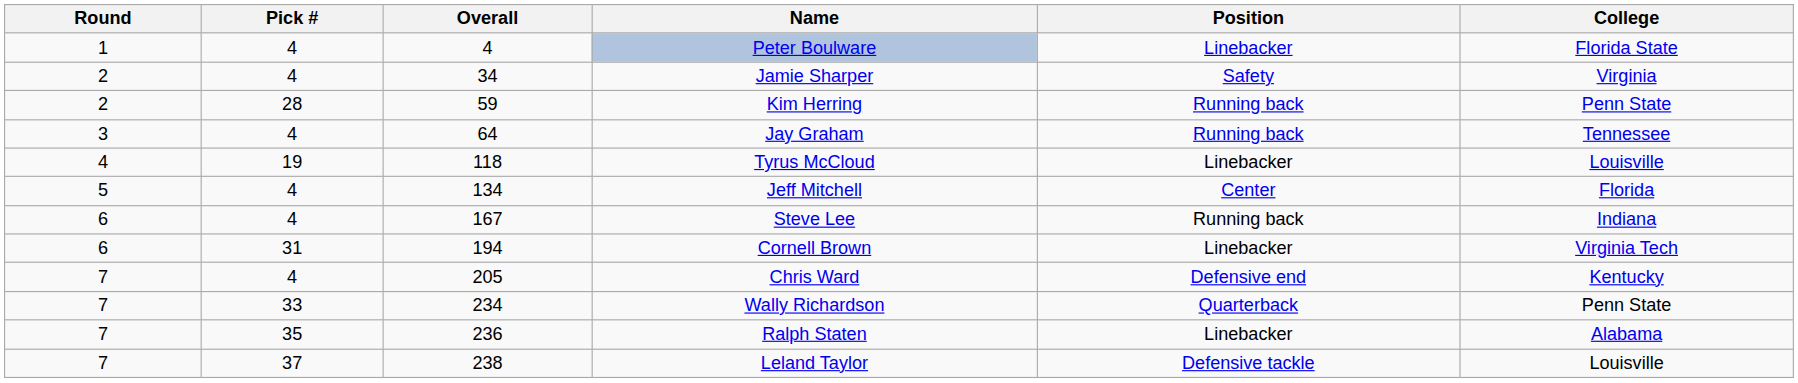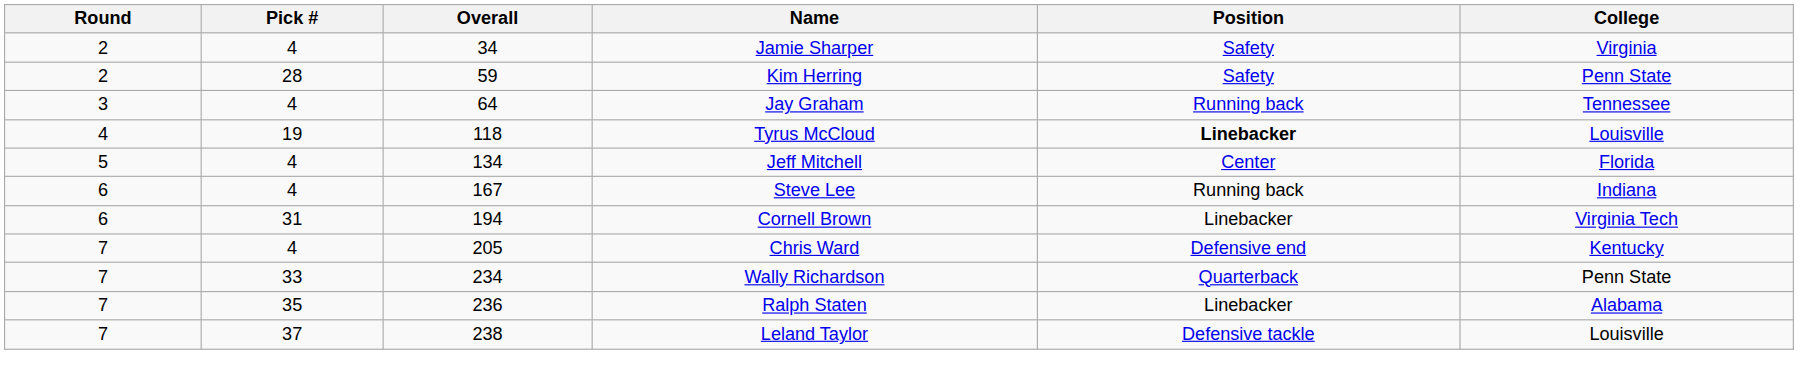- row: (814, 47)
(1248, 104) Running back -> (1248, 76) Safety
(1248, 162) normal -> (1248, 133) bold
